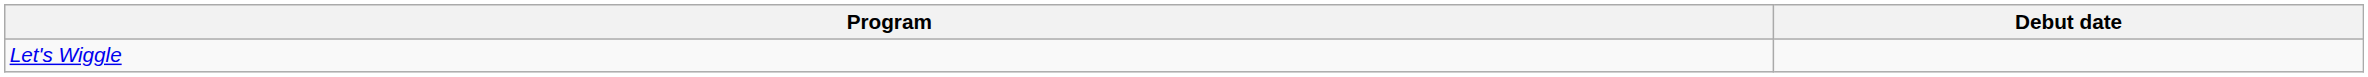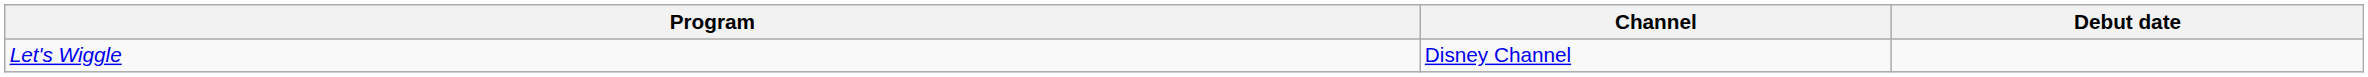+ column: (1656, 21)
